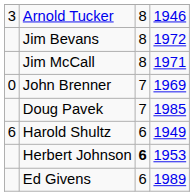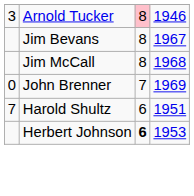(143, 16) no background -> (143, 16) pink background
(170, 39) 1972 -> (170, 39) 1967
(170, 62) 1971 -> (170, 62) 1968
- row: (63, 109)
(12, 132) 6 -> (12, 109) 7
(170, 132) 1949 -> (170, 109) 1951
- row: (57, 179)
